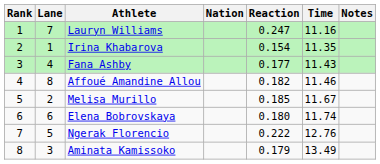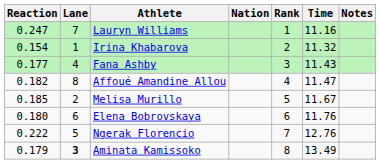columns swapped: (20, 13) <-> (274, 13)
(320, 47) 11.35 -> (320, 47) 11.32
(320, 82) 11.46 -> (320, 82) 11.47
(320, 116) 11.74 -> (320, 116) 11.76
(50, 150) normal -> (75, 150) bold
